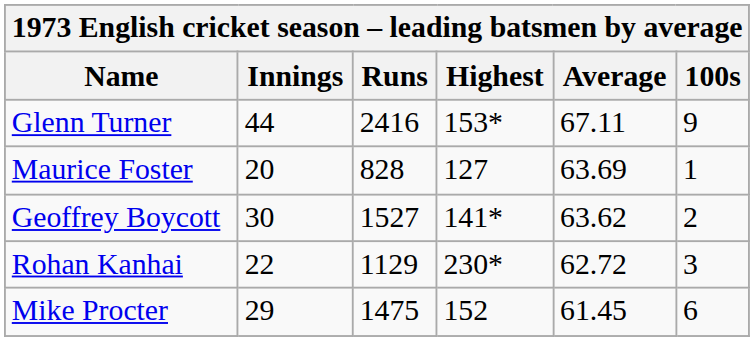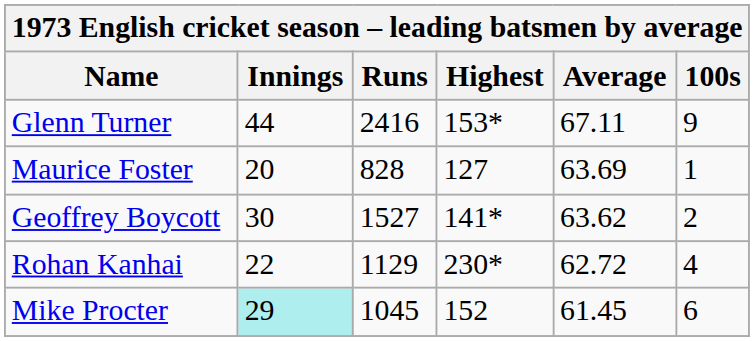(690, 264) 3 -> (690, 264) 4
(260, 311) no background -> (260, 311) paleturquoise background
(389, 311) 1475 -> (389, 311) 1045
